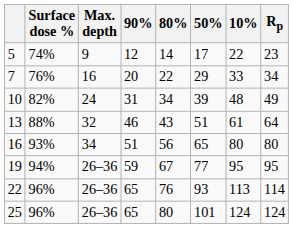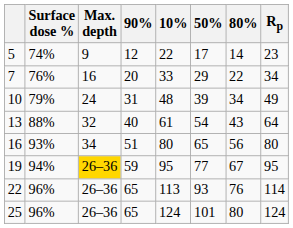columns swapped: (173, 23) <-> (243, 23)
(42, 99) 82% -> (42, 99) 79%
(131, 122) 46 -> (131, 122) 40
(201, 122) 51 -> (201, 122) 54
(100, 167) no background -> (100, 167) gold background
